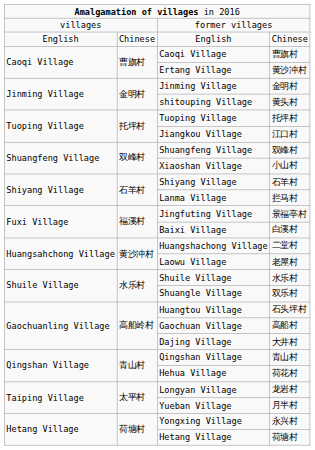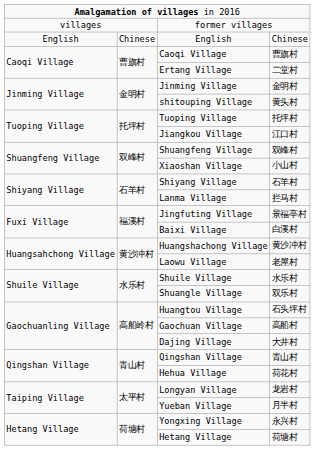(289, 70) 黄沙冲村 -> (285, 70) 二堂村
(285, 245) 二堂村 -> (289, 245) 黄沙冲村
